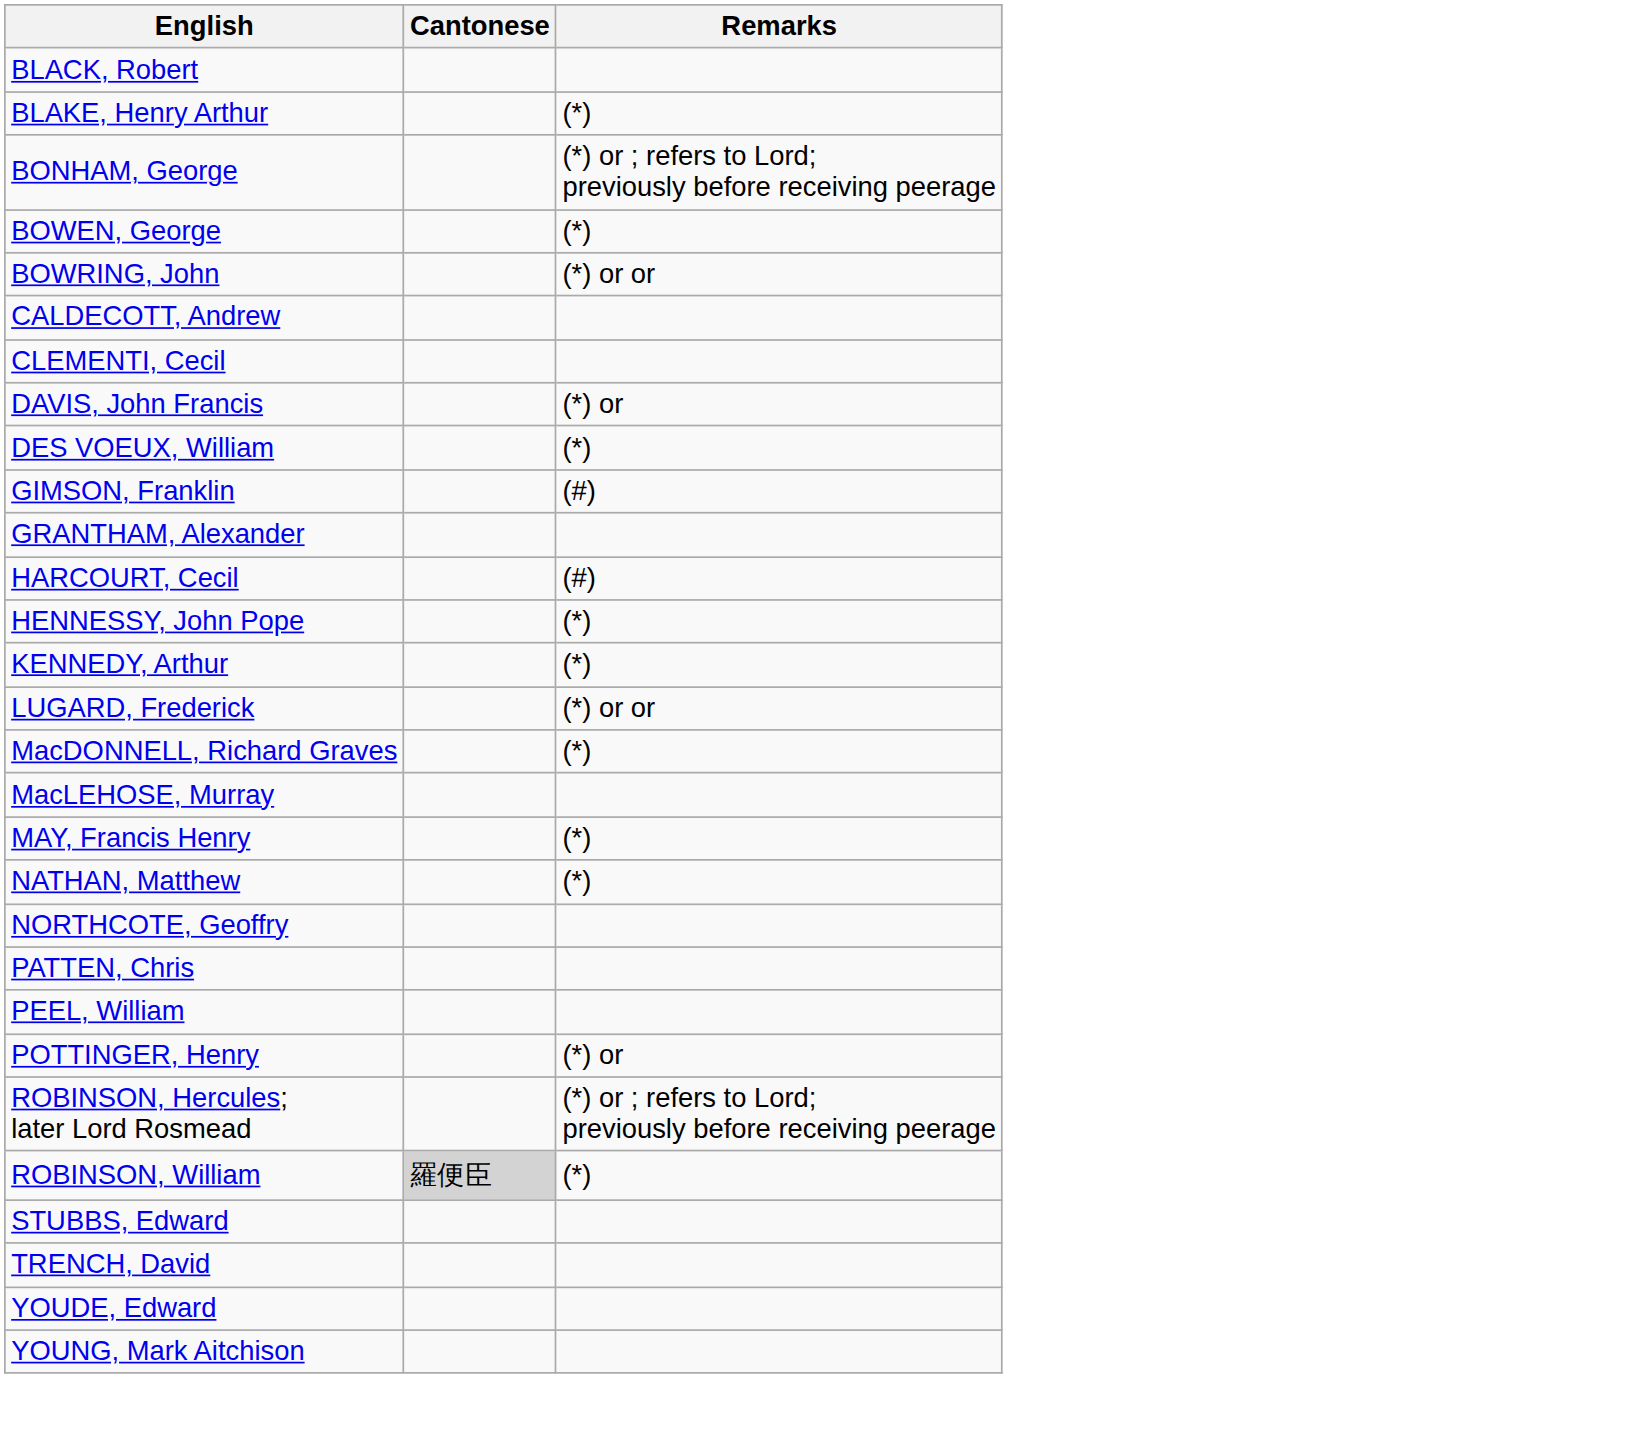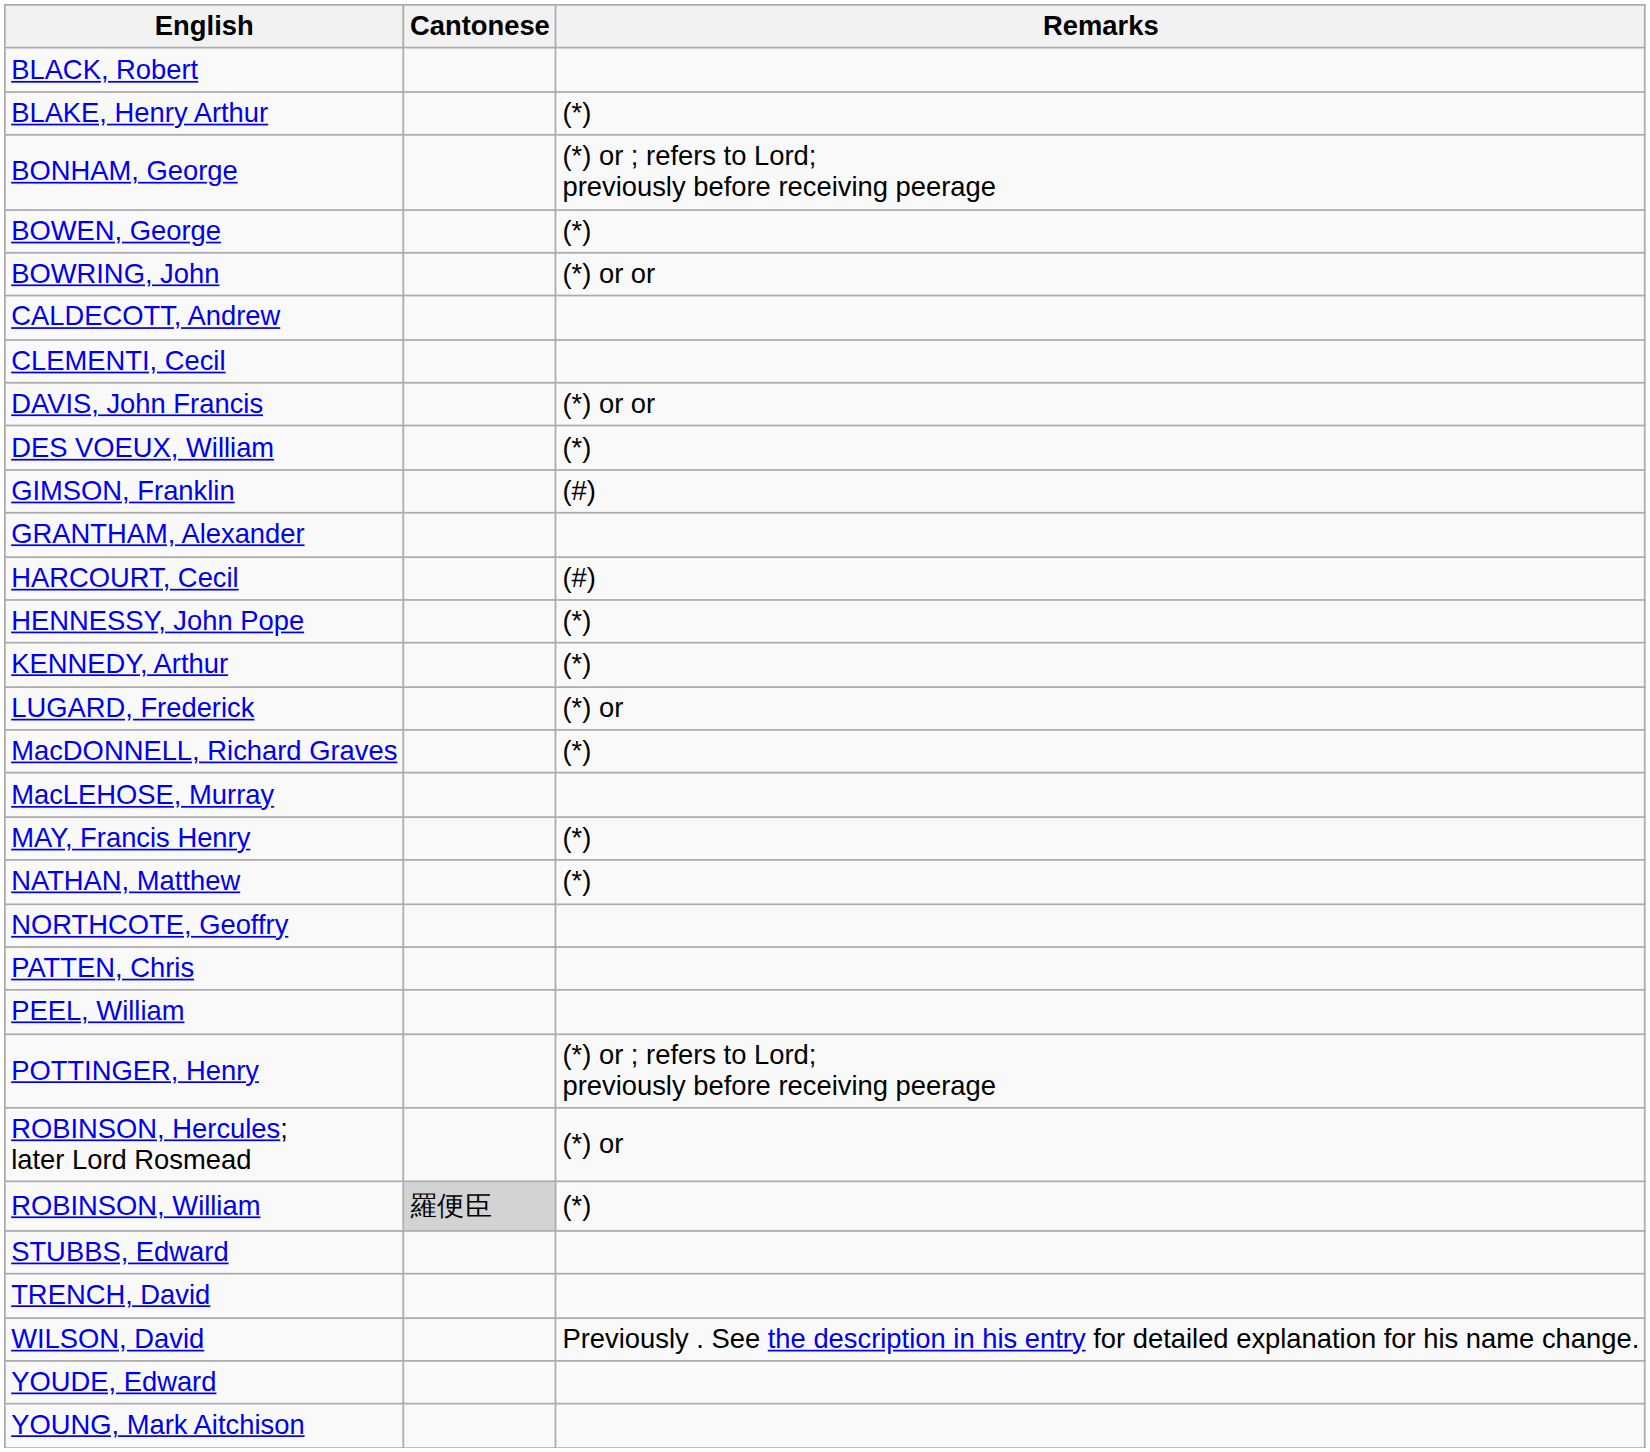(593, 404) (*) or -> (609, 404) (*) or or
(609, 707) (*) or or -> (593, 707) (*) or
(593, 1054) (*) or -> (779, 1070) (*) or ; refers to Lord; previously before receiving peerage
(779, 1113) (*) or ; refers to Lord; previously before receiving peerage -> (593, 1144) (*) or
+ row: (108, 1338)
